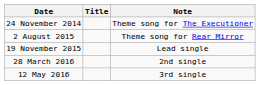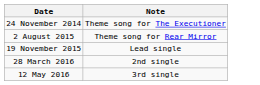- column: (97, 11)
